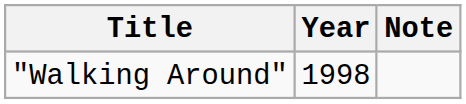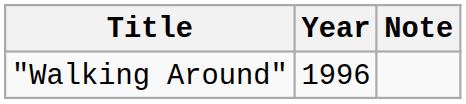(336, 75) 1998 -> (336, 75) 1996
